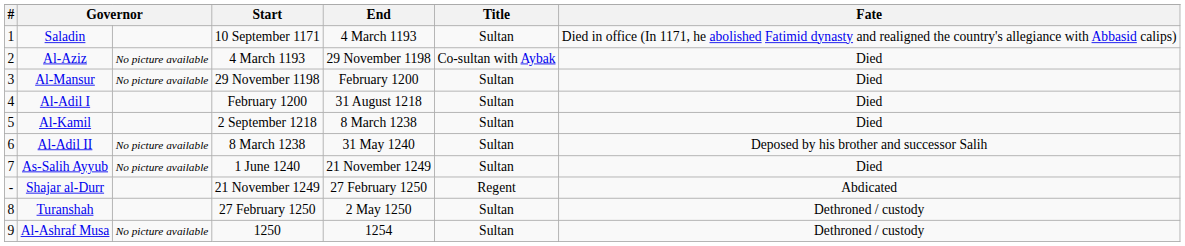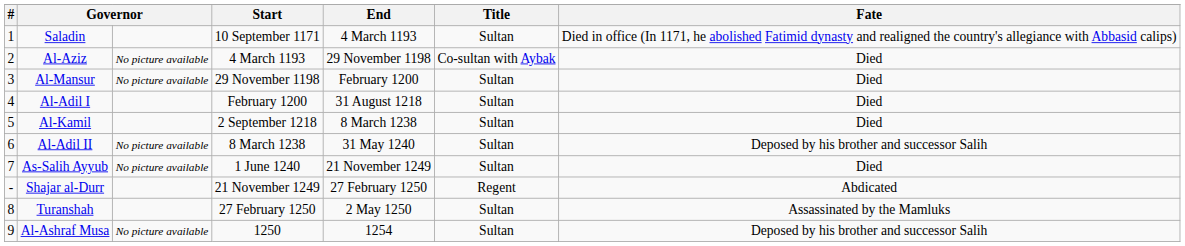(869, 209) Dethroned / custody -> (869, 209) Assassinated by the Mamluks
(869, 230) Dethroned / custody -> (869, 230) Deposed by his brother and successor Salih
